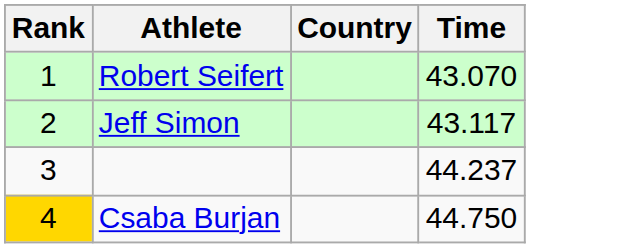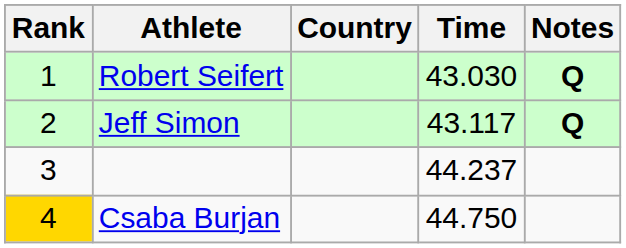+ column: (573, 28)
(471, 75) 43.070 -> (471, 75) 43.030
